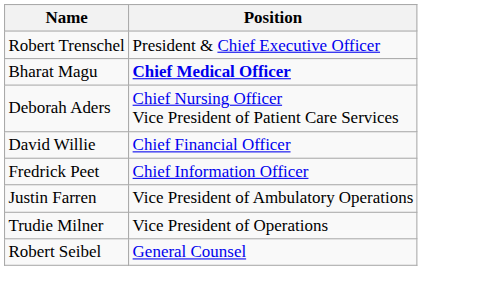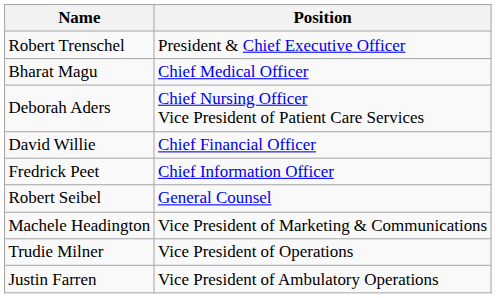(212, 71) bold -> (233, 71) normal
rows swapped: (52, 198) <-> (55, 252)
+ row: (79, 225)
